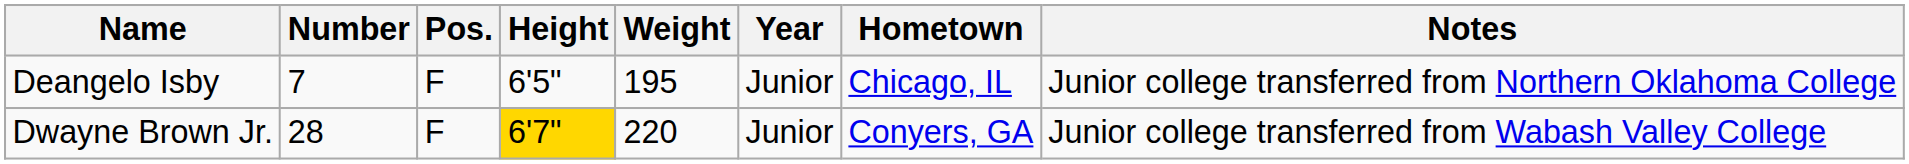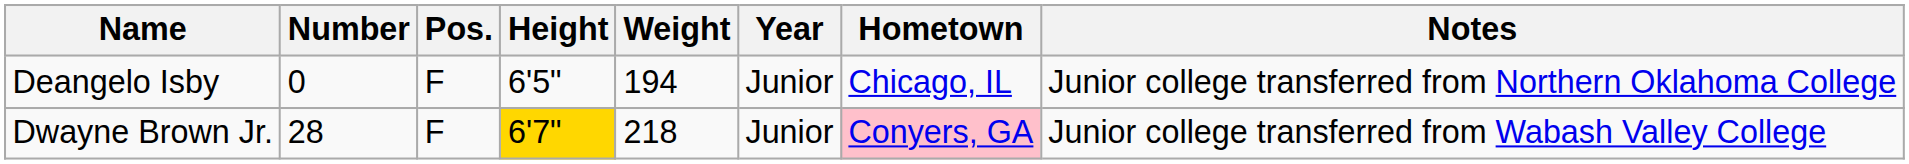(297, 81) 7 -> (297, 81) 0
(650, 81) 195 -> (650, 81) 194
(650, 132) 220 -> (650, 132) 218
(941, 132) no background -> (941, 132) pink background
